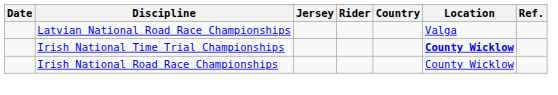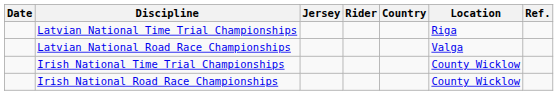+ row: (167, 30)
(469, 47) bold -> (476, 64) normal
